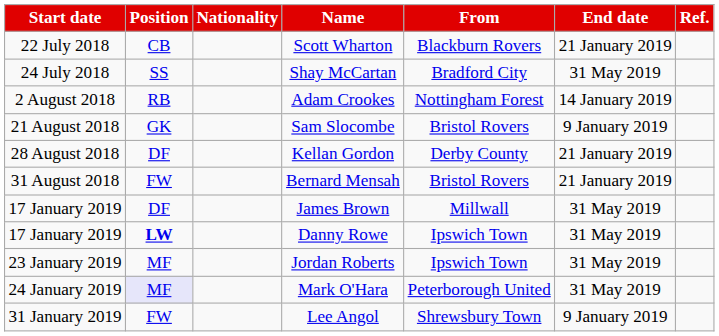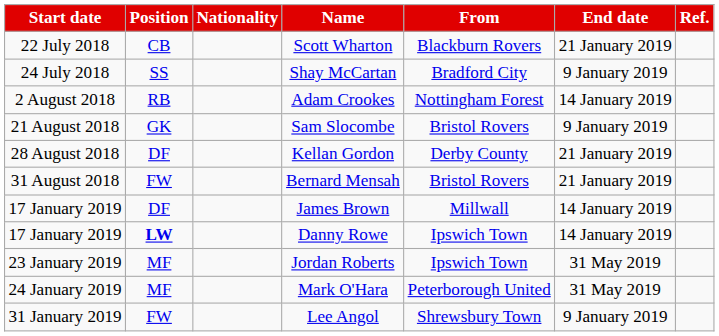(615, 72) 31 May 2019 -> (615, 72) 9 January 2019
(615, 208) 31 May 2019 -> (615, 208) 14 January 2019
(615, 235) 31 May 2019 -> (615, 235) 14 January 2019
(159, 289) lavender background -> (159, 289) no background
